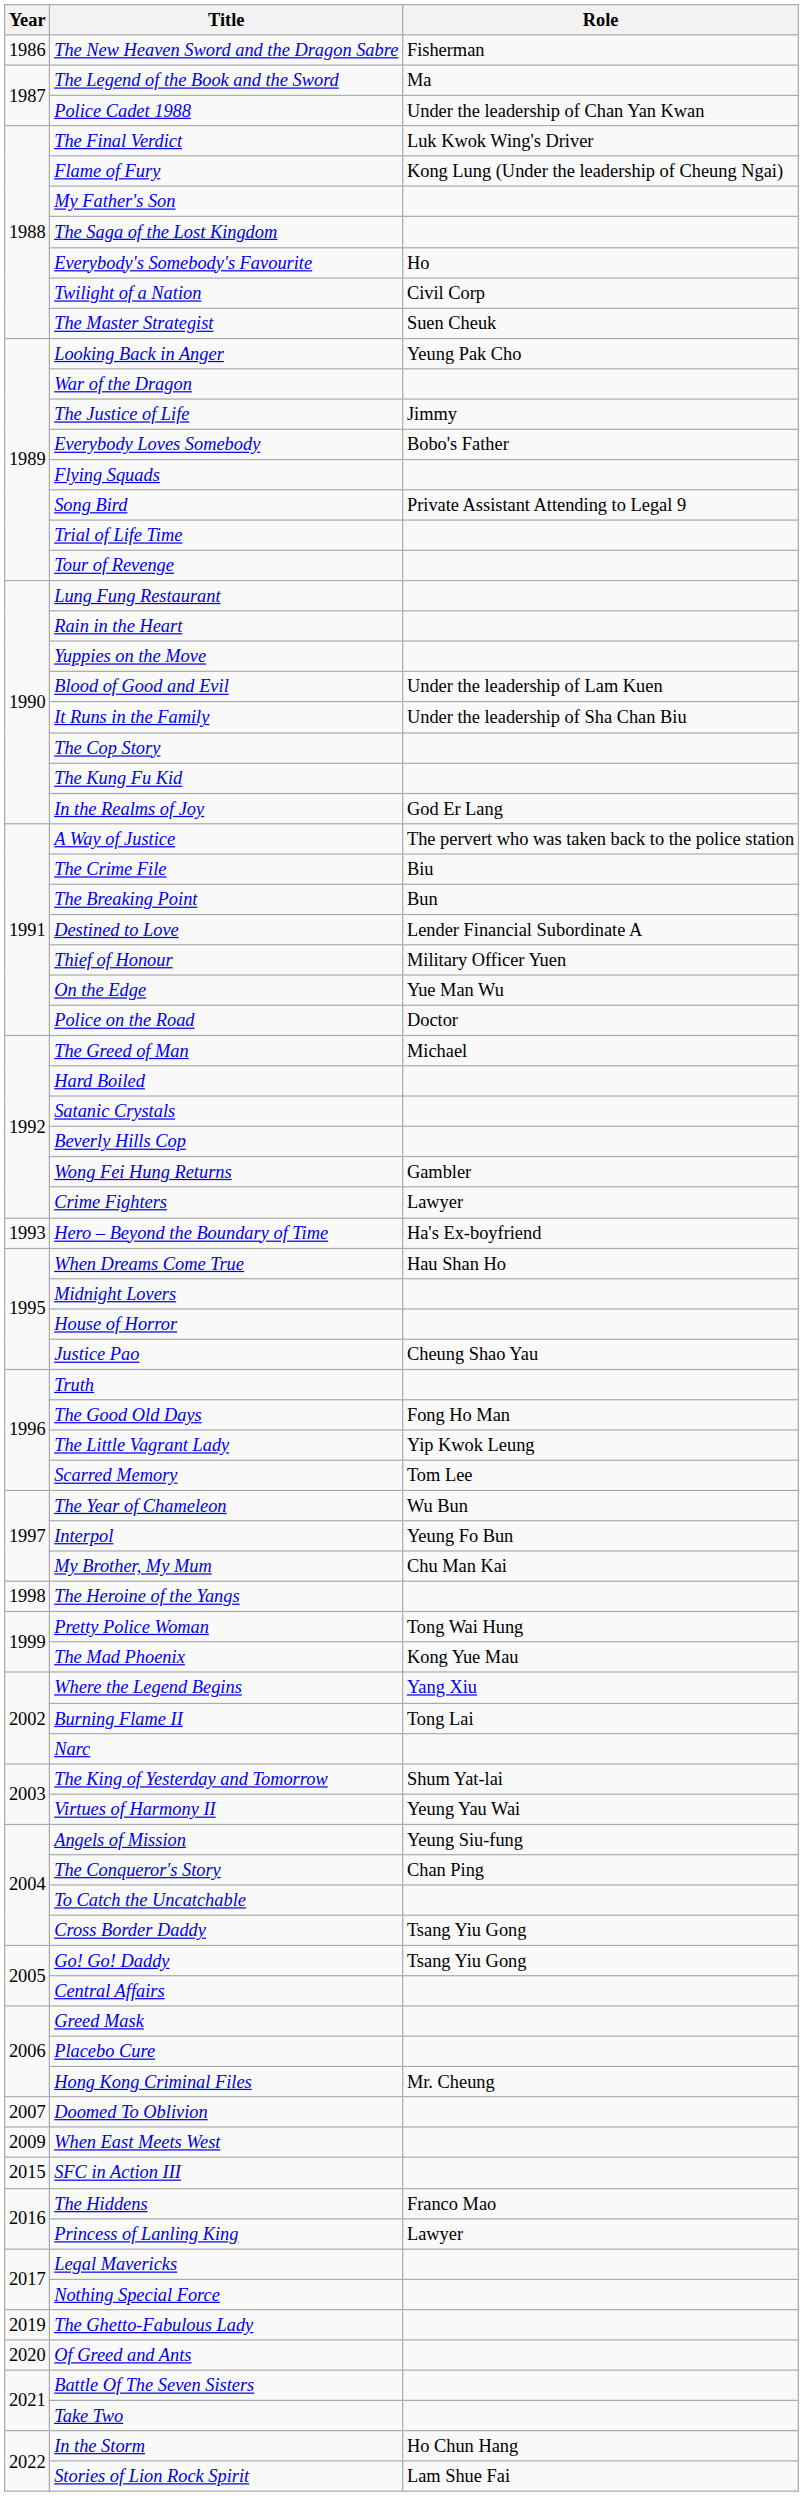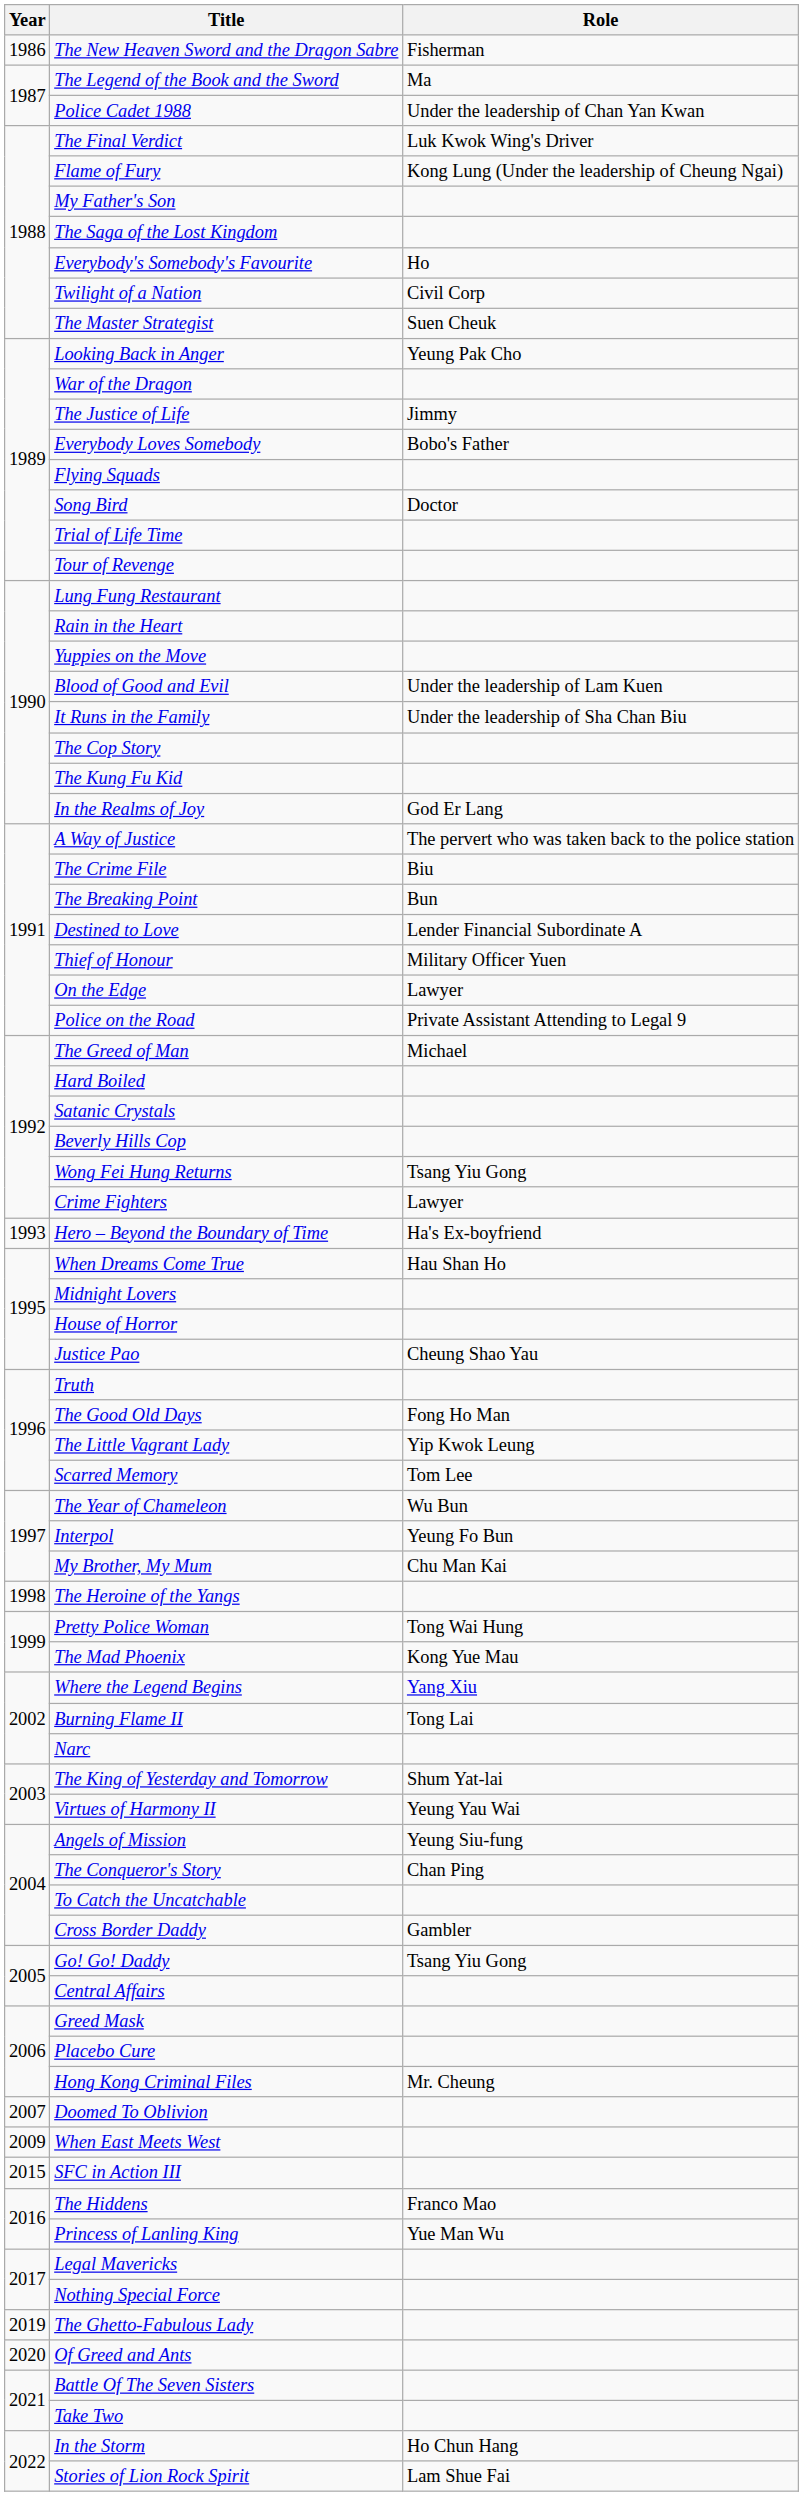(547, 505) Private Assistant Attending to Legal 9 -> (432, 505) Doctor
(455, 990) Yue Man Wu -> (435, 990) Lawyer
(432, 1020) Doctor -> (547, 1020) Private Assistant Attending to Legal 9
(439, 1172) Gambler -> (467, 1172) Tsang Yiu Gong
(467, 1930) Tsang Yiu Gong -> (439, 1930) Gambler
(435, 2233) Lawyer -> (455, 2233) Yue Man Wu
